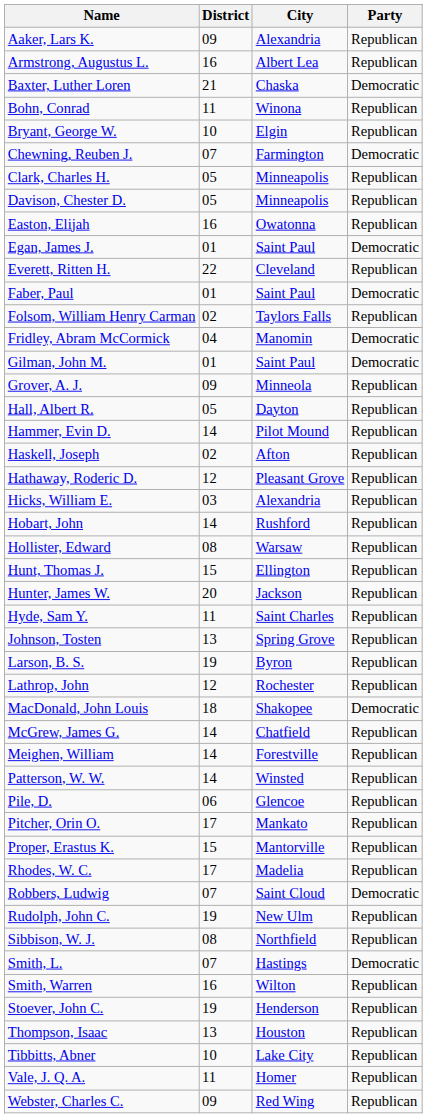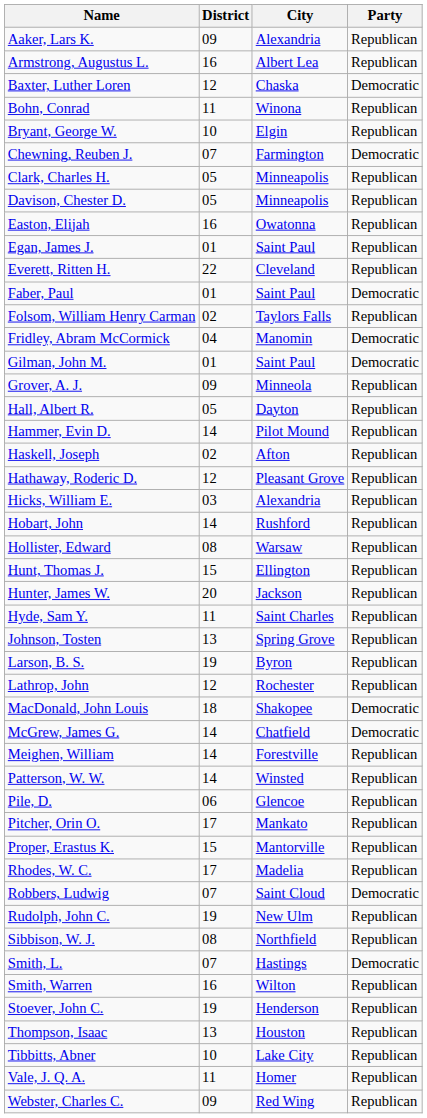(209, 85) 21 -> (209, 85) 12
(385, 246) Democratic -> (384, 246) Republican
(384, 731) Republican -> (385, 731) Democratic
